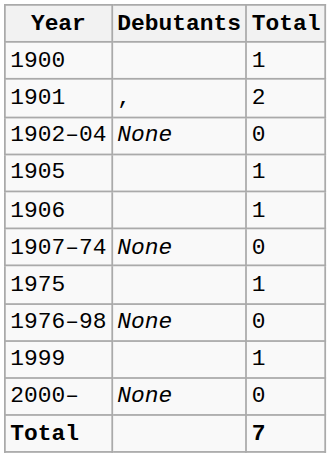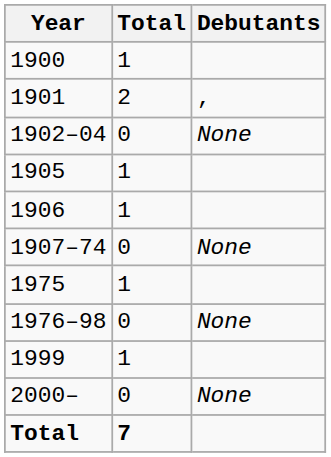columns swapped: (179, 24) <-> (286, 24)
